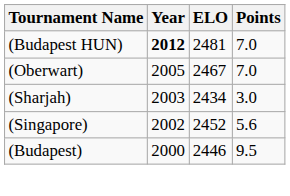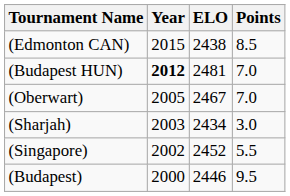+ row: (69, 44)
(246, 124) 5.6 -> (246, 151) 5.5
